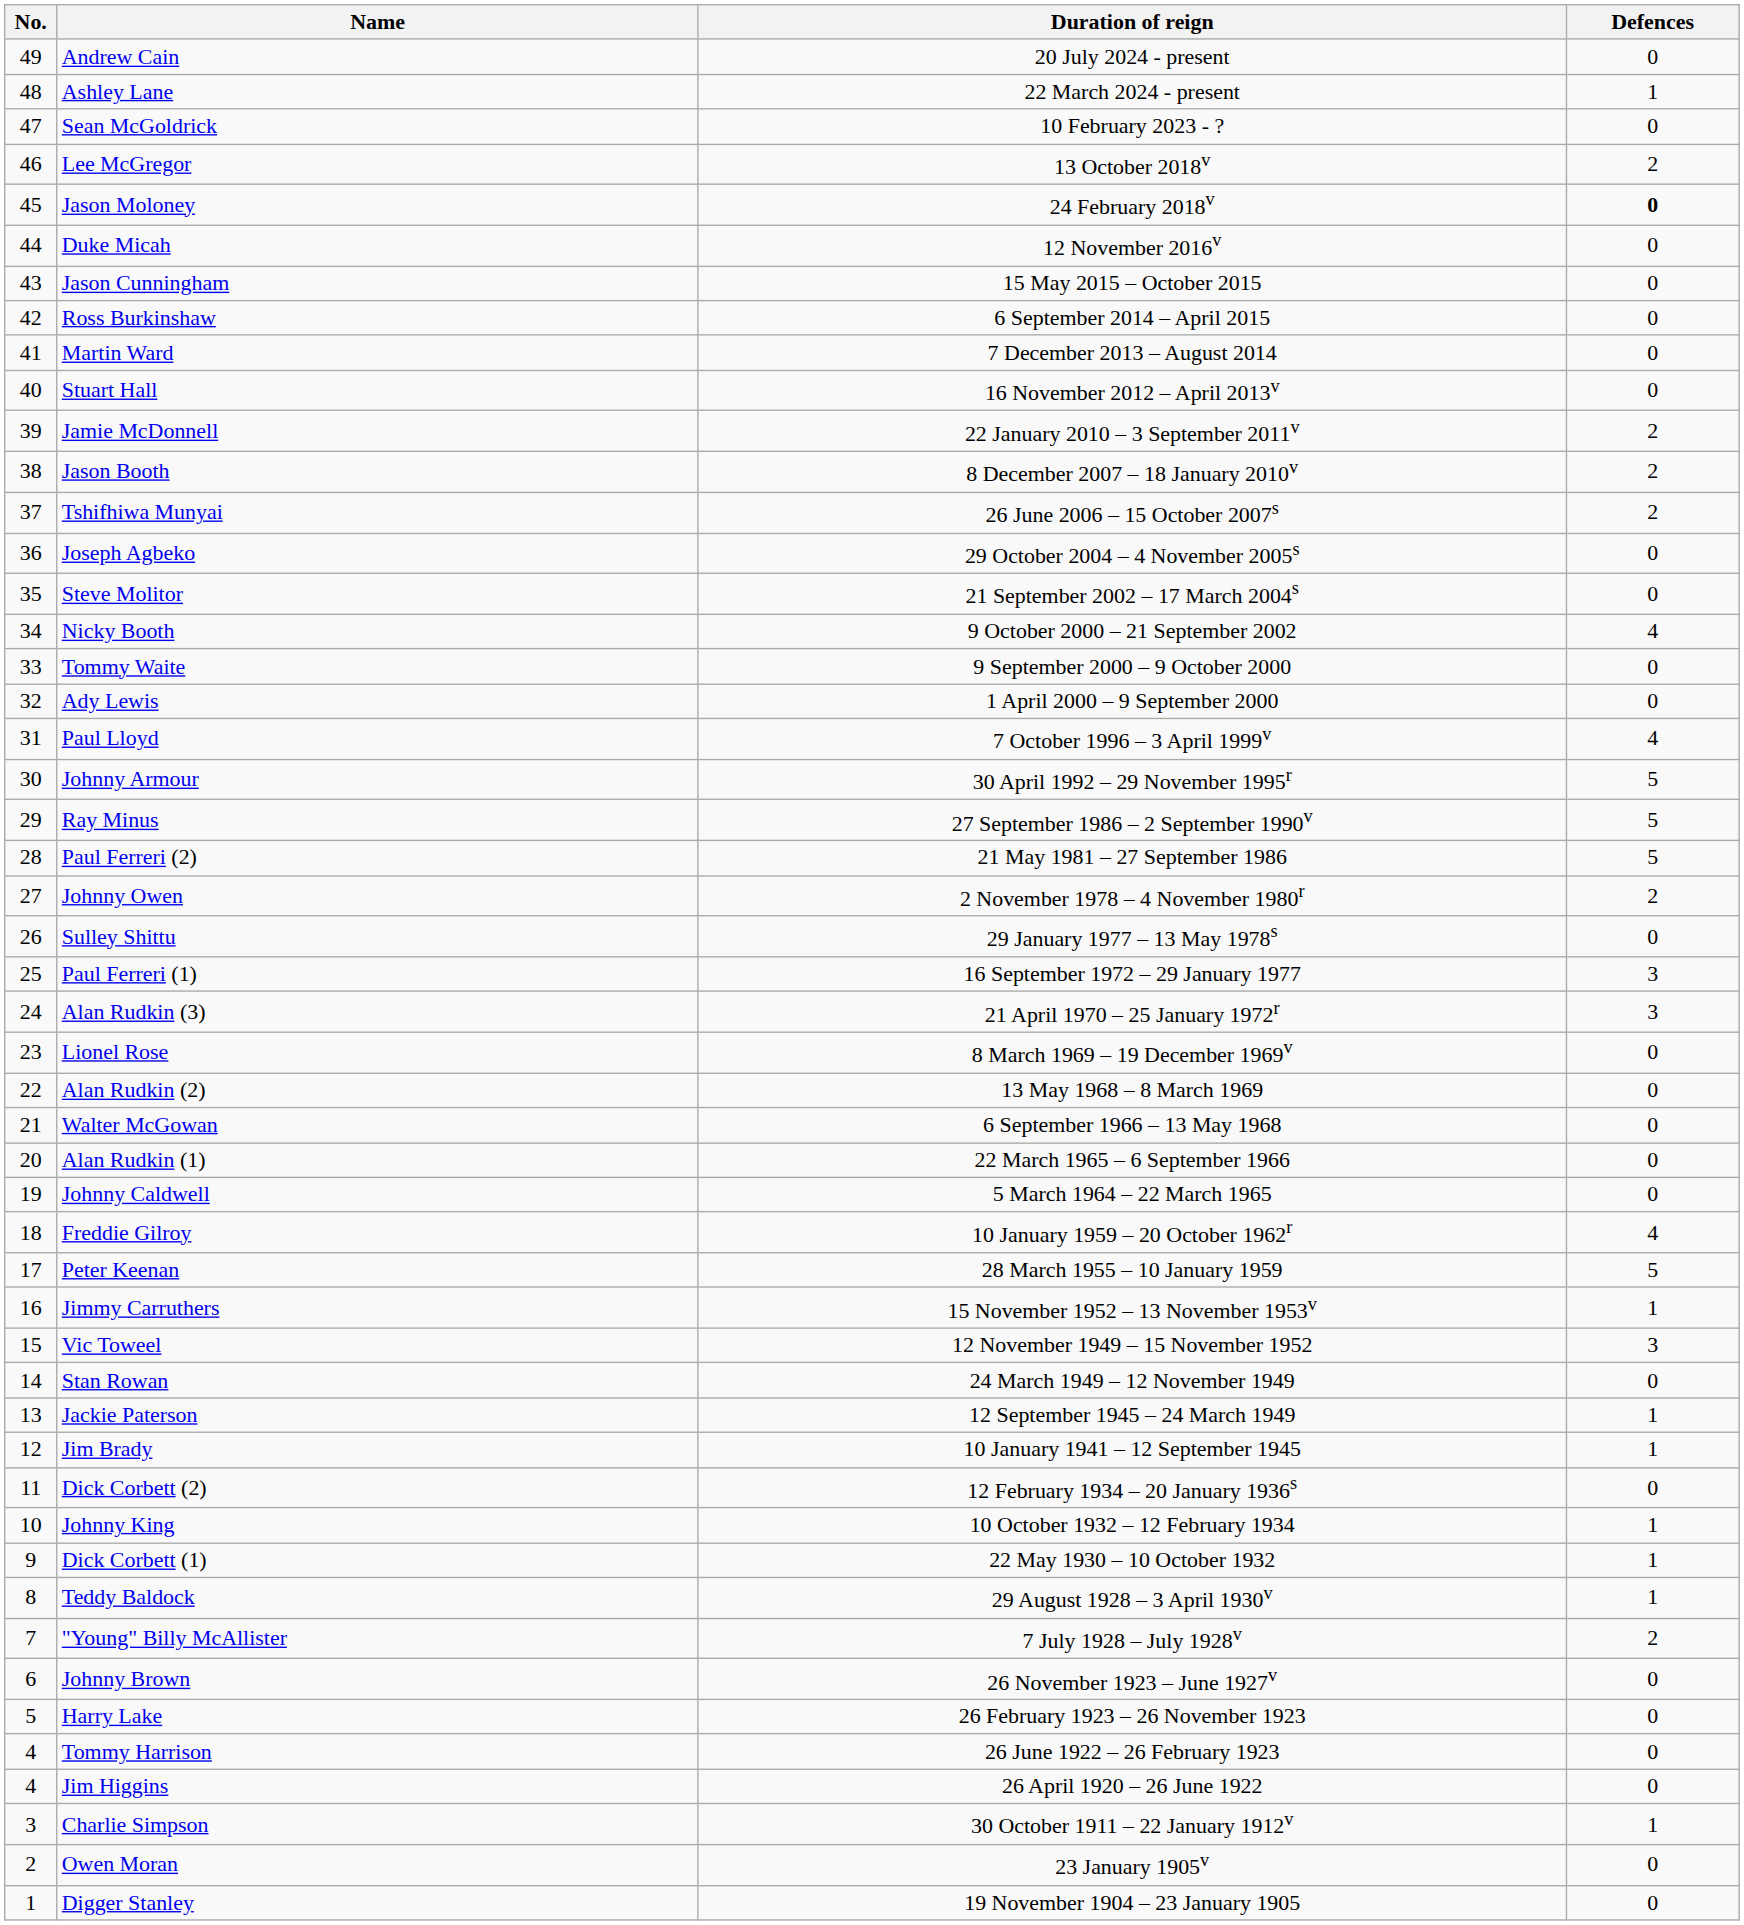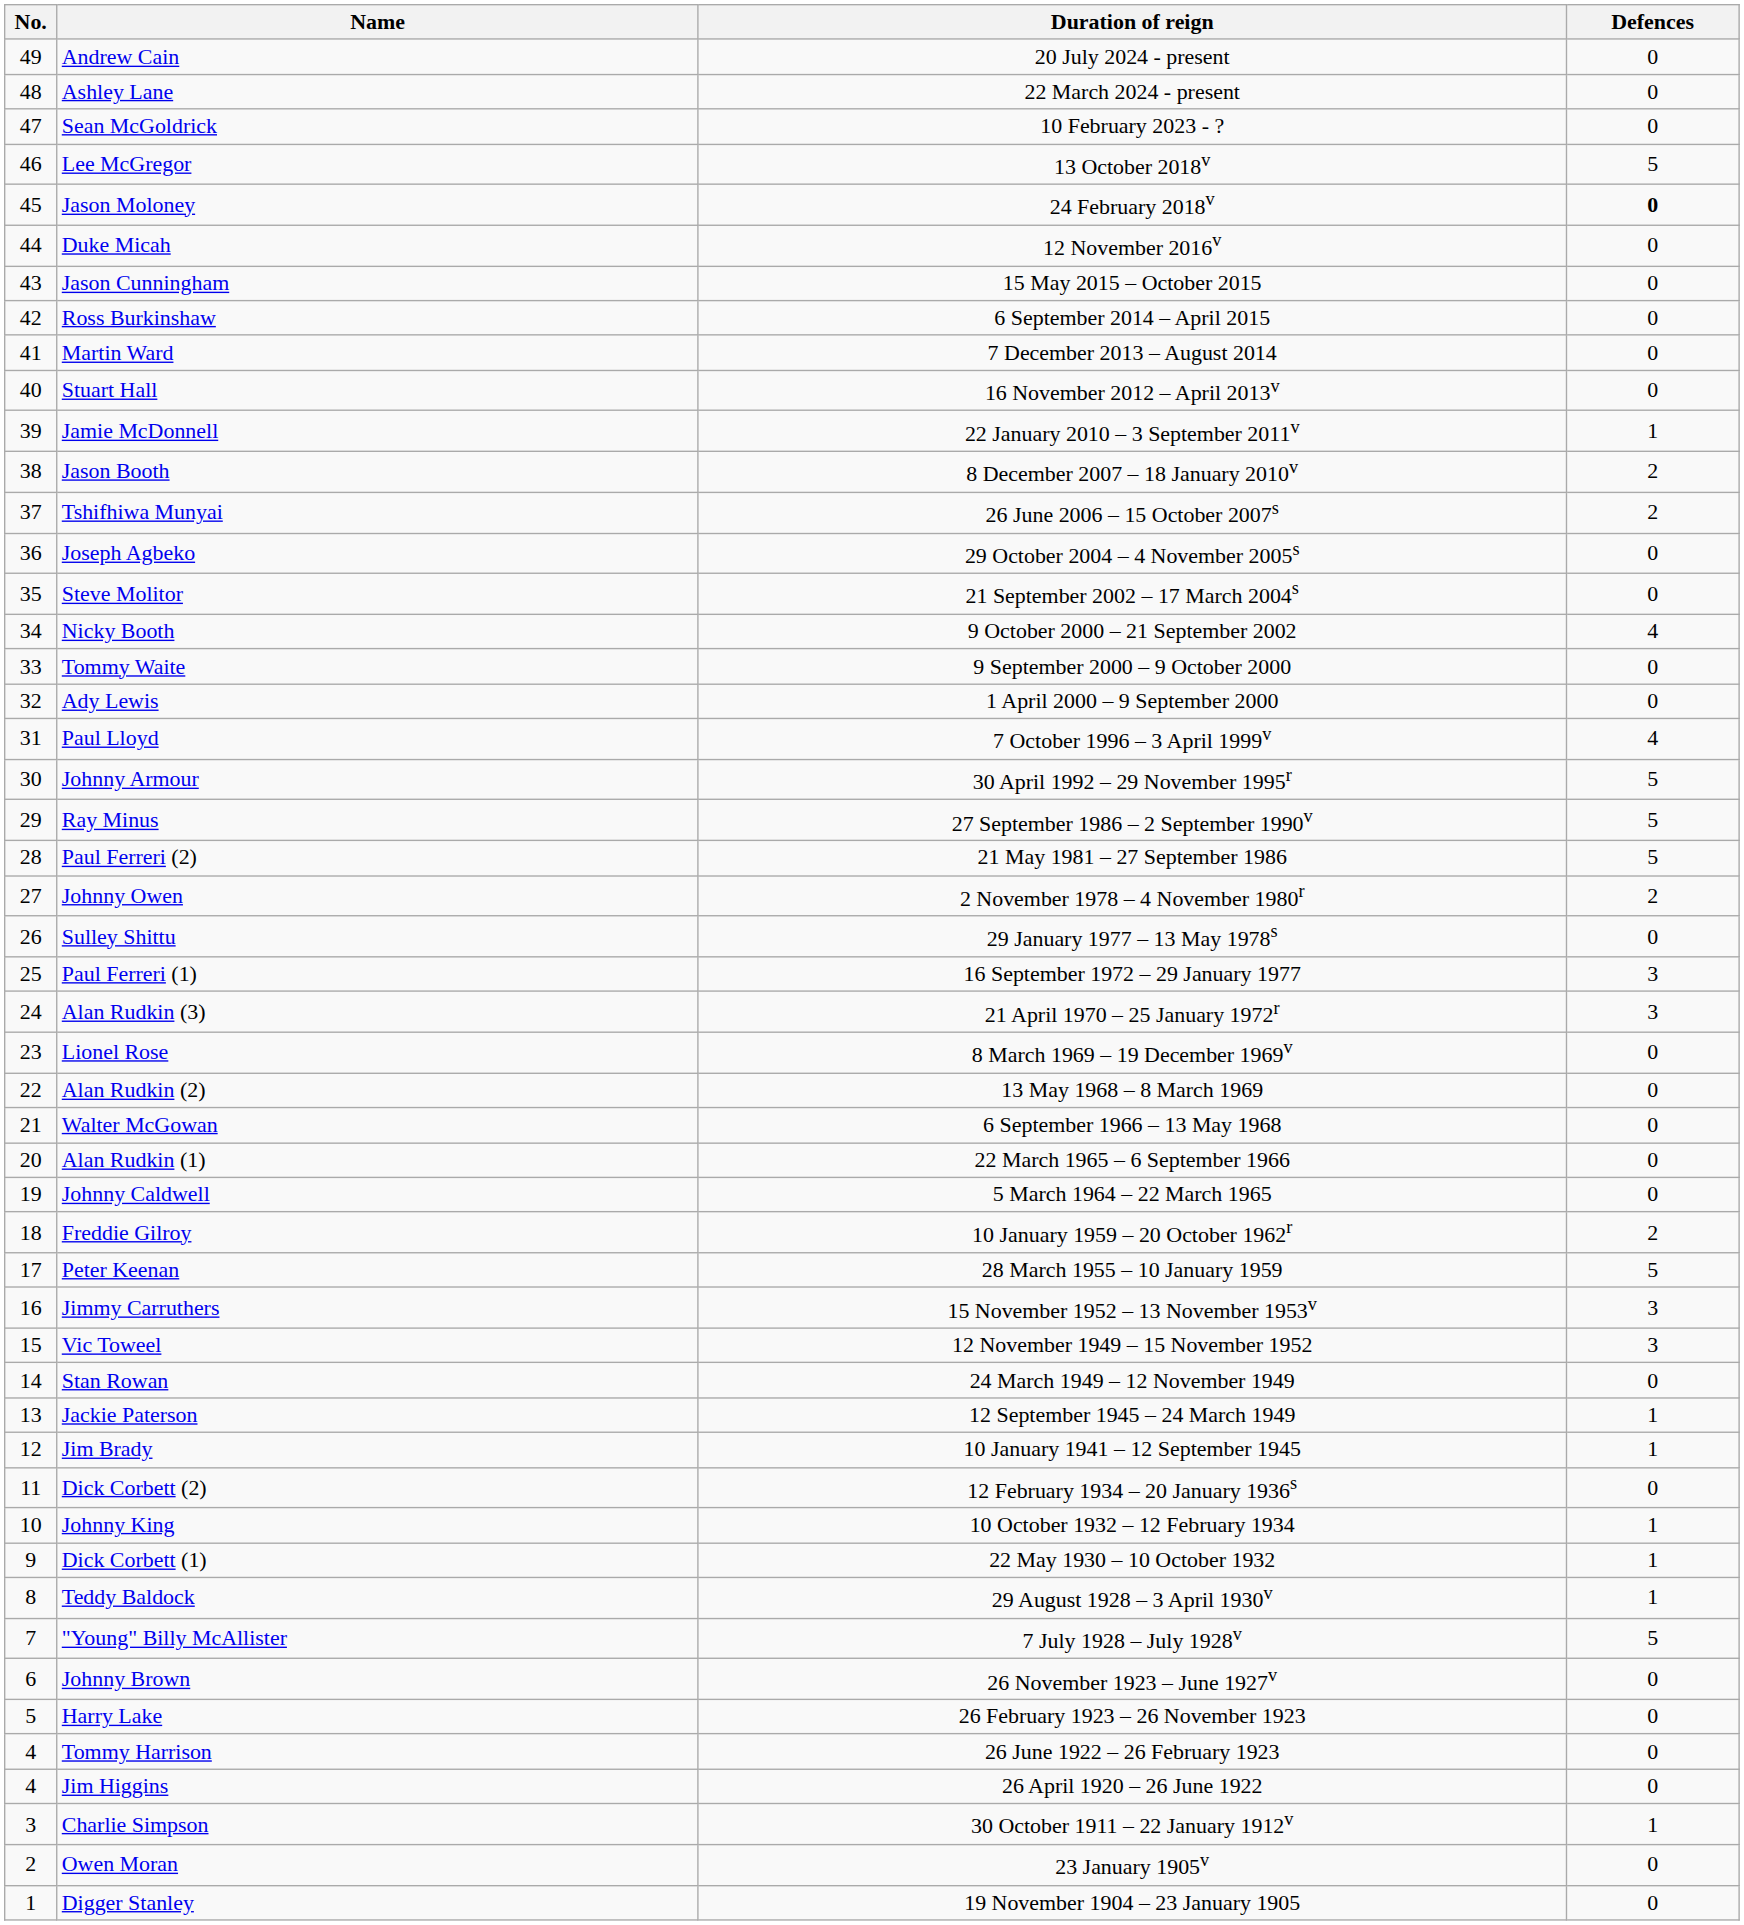(1653, 91) 1 -> (1653, 91) 0
(1653, 163) 2 -> (1653, 163) 5
(1653, 430) 2 -> (1653, 430) 1
(1653, 1232) 4 -> (1653, 1232) 2
(1653, 1307) 1 -> (1653, 1307) 3
(1653, 1638) 2 -> (1653, 1638) 5
